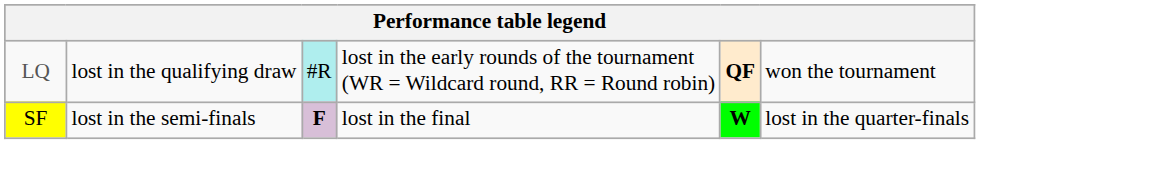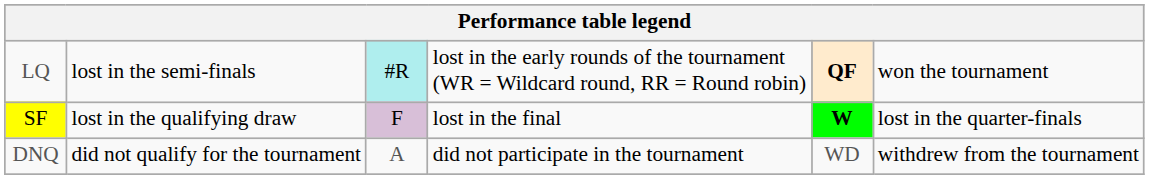(184, 71) lost in the qualifying draw -> (164, 71) lost in the semi-finals
(164, 120) lost in the semi-finals -> (184, 120) lost in the qualifying draw
(319, 120) bold -> (397, 120) normal
+ row: (36, 156)
